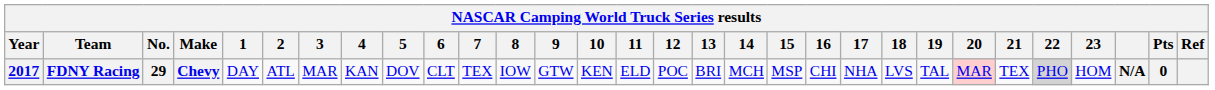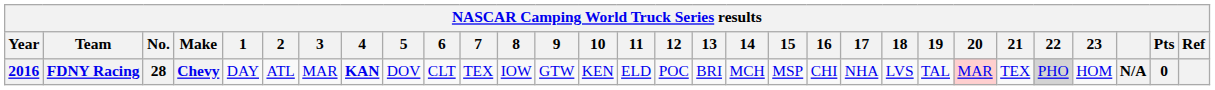(24, 71) 2017 -> (24, 71) 2016
(158, 71) 29 -> (158, 71) 28
(362, 71) normal -> (362, 71) bold
